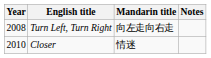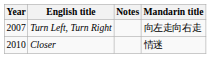columns swapped: (146, 12) <-> (192, 12)
(16, 28) 2008 -> (16, 28) 2007
